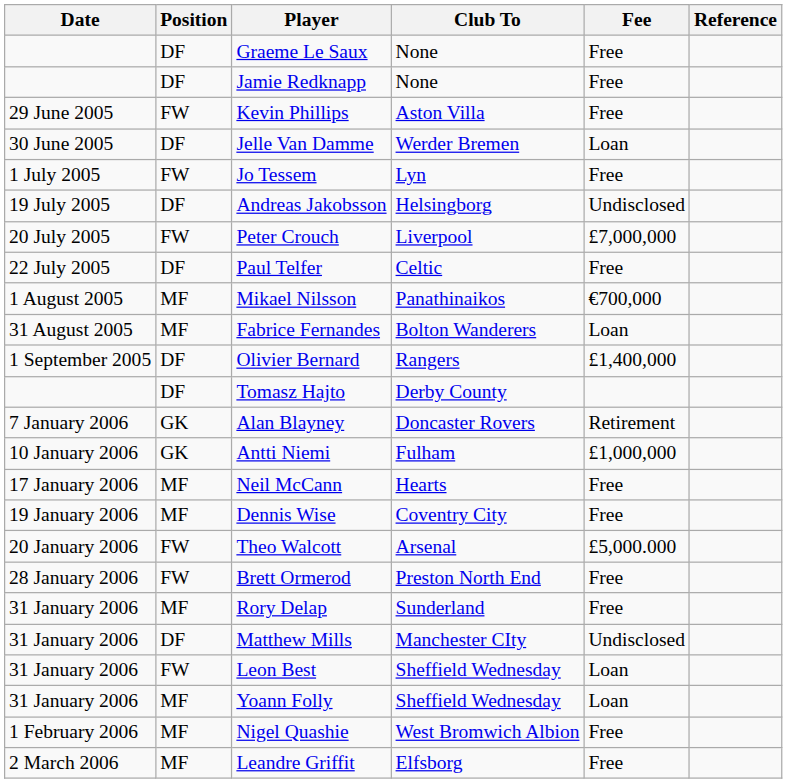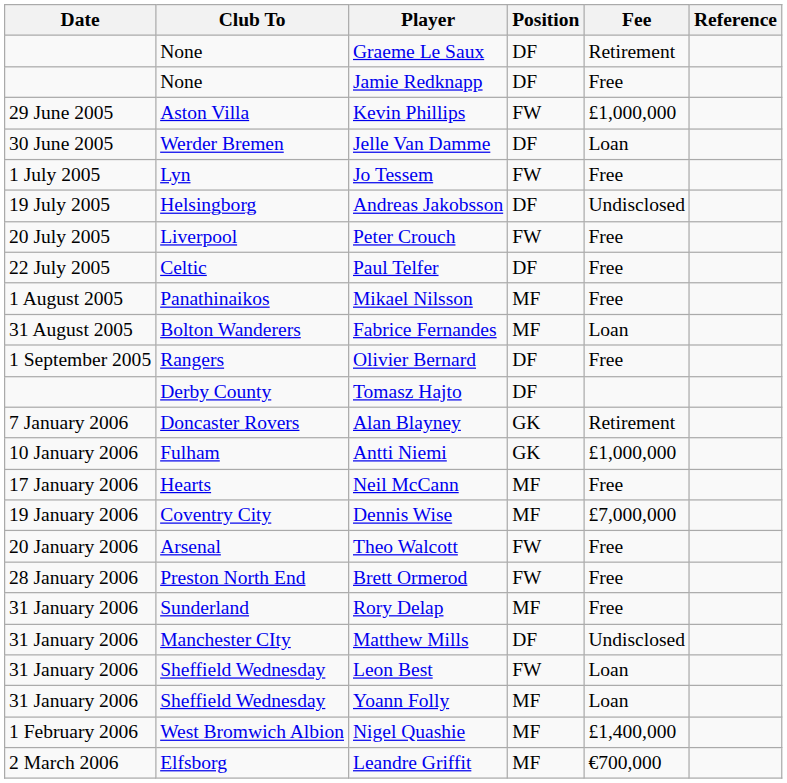columns swapped: (194, 19) <-> (487, 19)
(606, 50) Free -> (632, 50) Retirement
(606, 112) Free -> (632, 112) £1,000,000
(632, 236) £7,000,000 -> (606, 236) Free
(625, 298) €700,000 -> (606, 298) Free
(632, 360) £1,400,000 -> (606, 360) Free
(606, 515) Free -> (632, 515) £7,000,000
(632, 546) £5,000.000 -> (606, 546) Free
(606, 732) Free -> (632, 732) £1,400,000
(606, 762) Free -> (625, 762) €700,000
